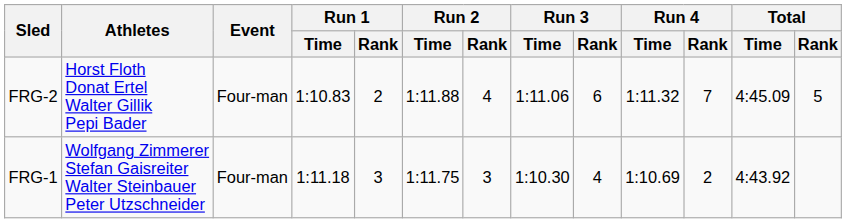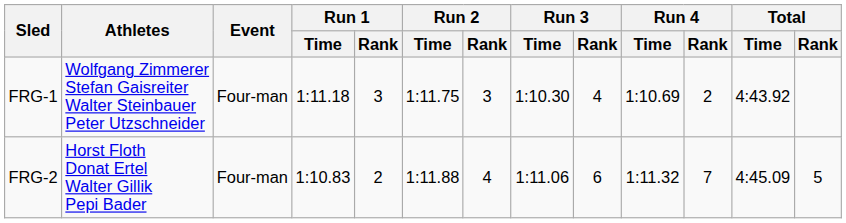rows swapped: (33, 178) <-> (33, 97)
